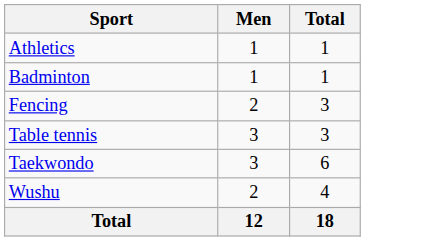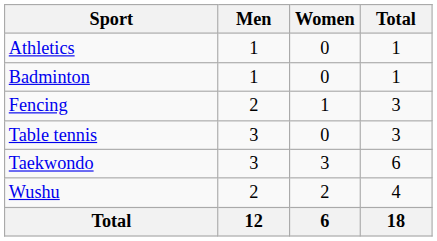+ column: (325, 18)
